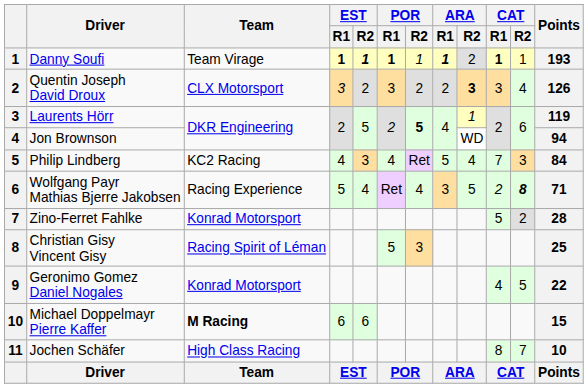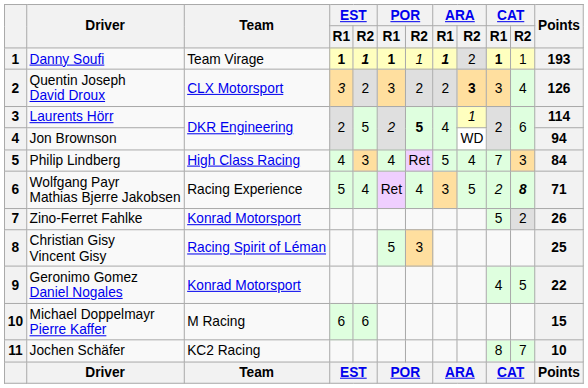(559, 117) 119 -> (559, 117) 114
(224, 160) KC2 Racing -> (244, 160) High Class Racing
(559, 218) 28 -> (559, 218) 26
(218, 321) bold -> (216, 321) normal
(244, 350) High Class Racing -> (224, 350) KC2 Racing
